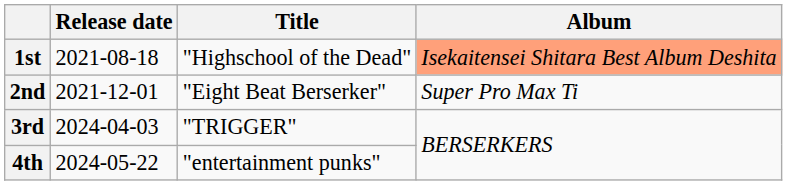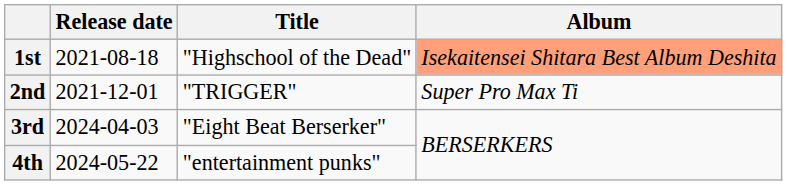(284, 92) "Eight Beat Berserker" -> (240, 92) "TRIGGER"
(240, 127) "TRIGGER" -> (284, 127) "Eight Beat Berserker"
